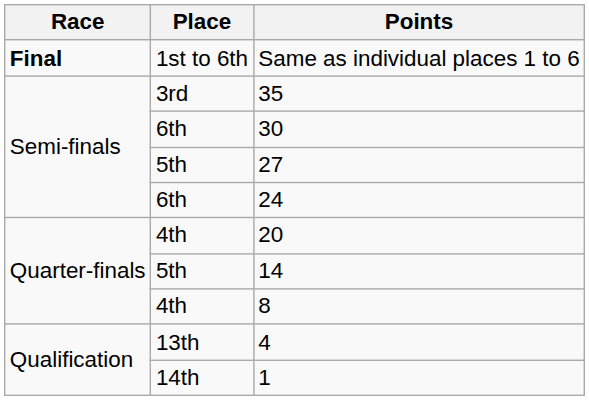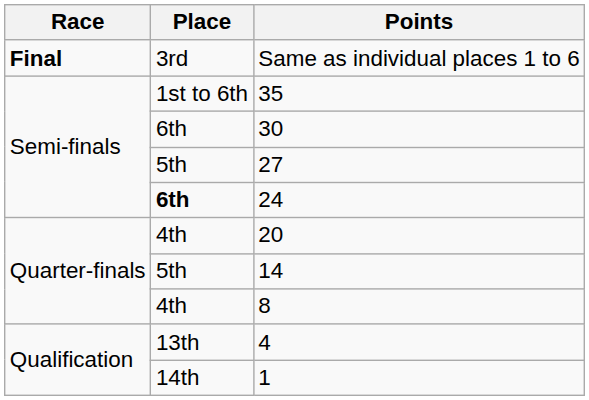(202, 57) 1st to 6th -> (172, 57) 3rd
(172, 93) 3rd -> (202, 93) 1st to 6th
(171, 199) normal -> (173, 199) bold
